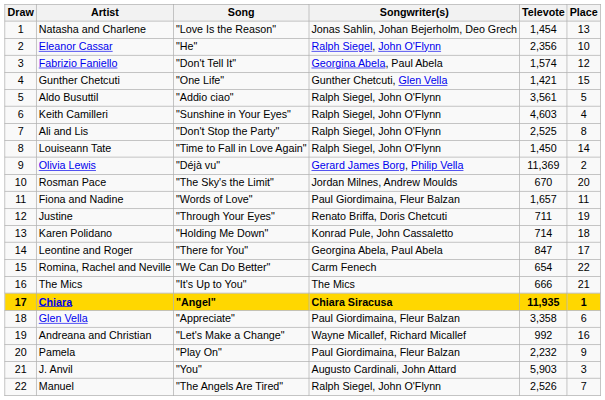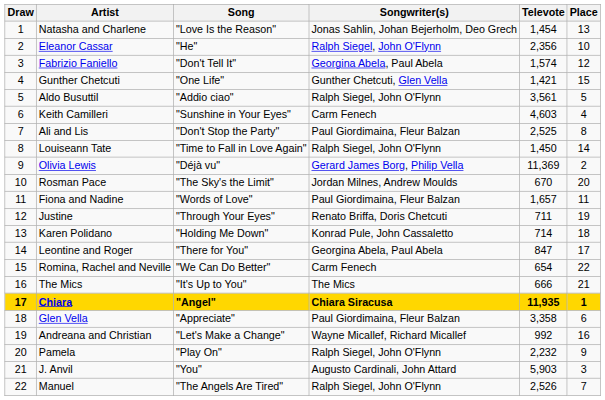(376, 115) Ralph Siegel, John O'Flynn -> (344, 115) Carm Fenech
(376, 132) Ralph Siegel, John O'Flynn -> (386, 132) Paul Giordimaina, Fleur Balzan
(386, 353) Paul Giordimaina, Fleur Balzan -> (376, 353) Ralph Siegel, John O'Flynn
